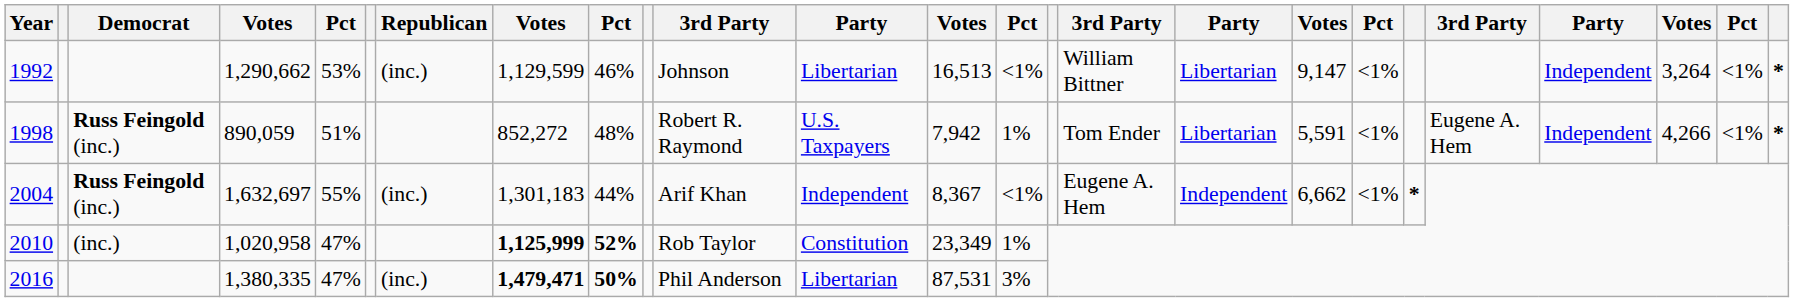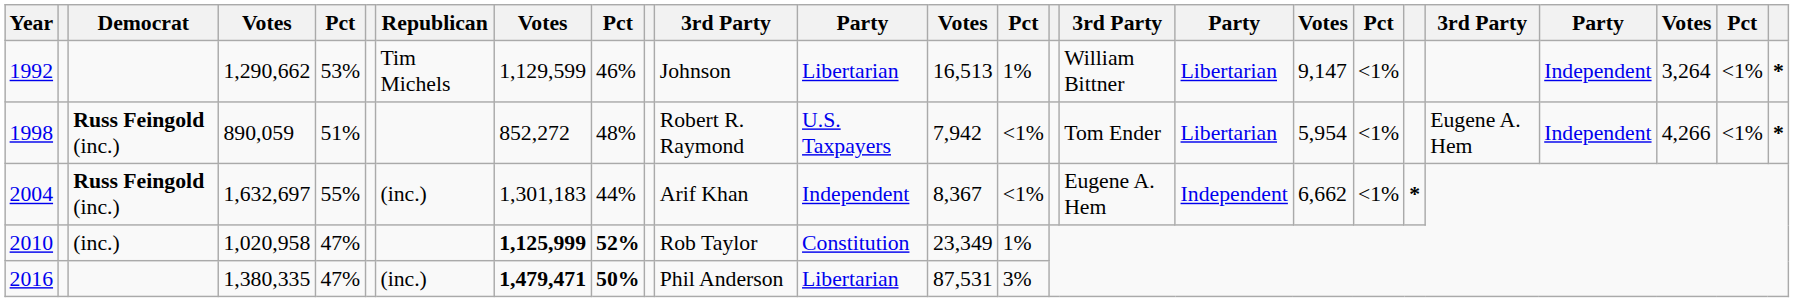(404, 71) (inc.) -> (415, 71) Tim Michels
(1022, 71) <1% -> (1017, 71) 1%
(1016, 132) 1% -> (1023, 132) <1%
(1322, 132) 5,591 -> (1322, 132) 5,954
